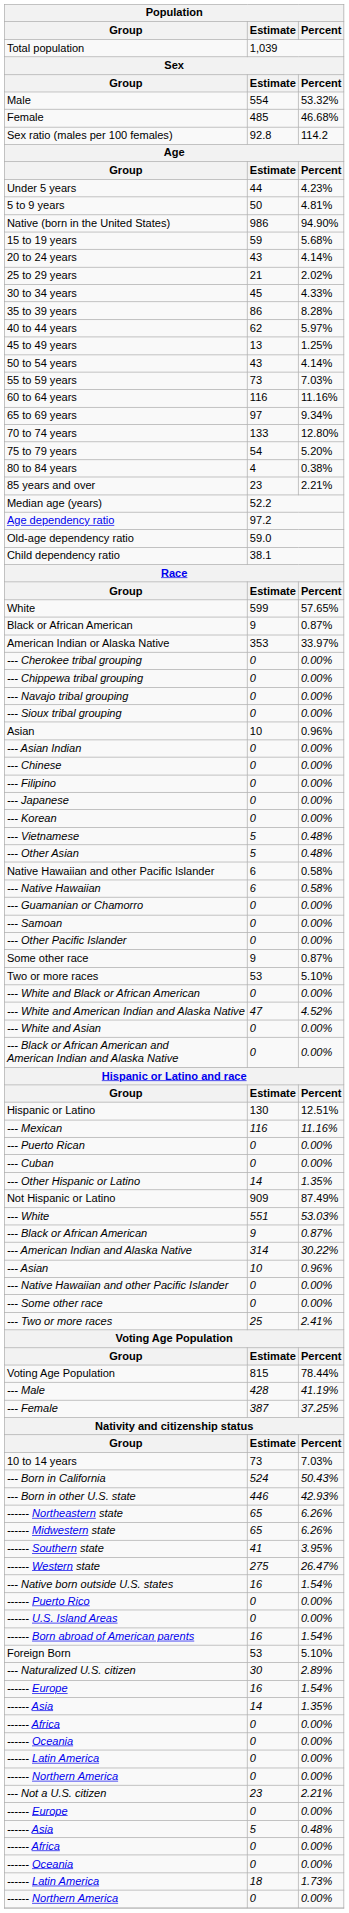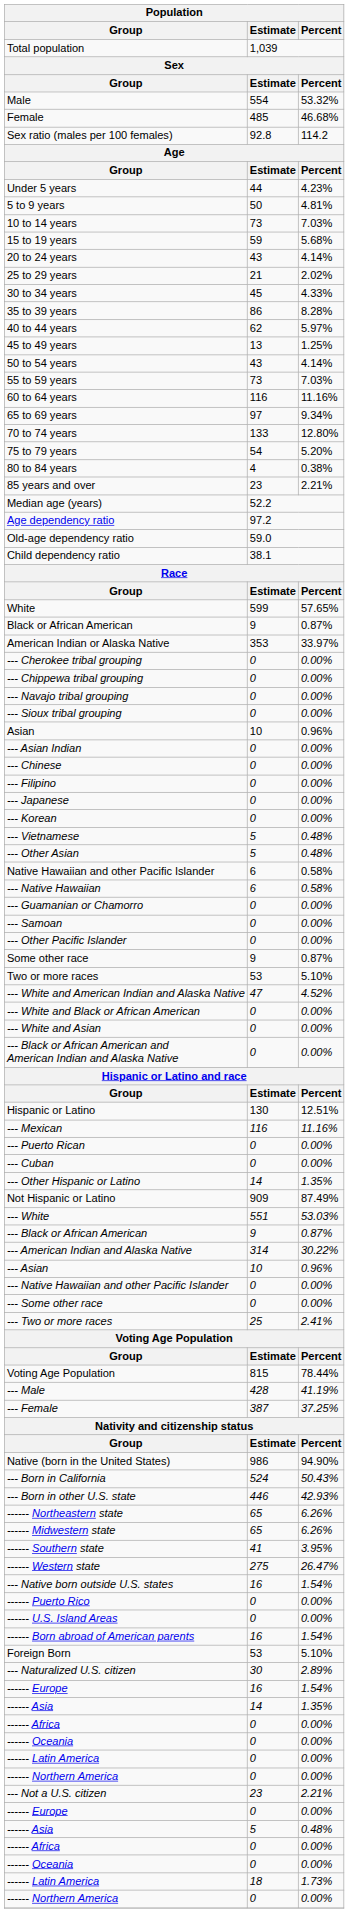rows swapped: (42, 1461) <-> (89, 223)
rows swapped: (103, 993) <-> (126, 1011)
